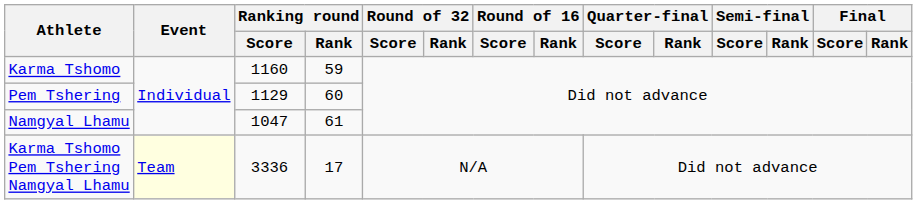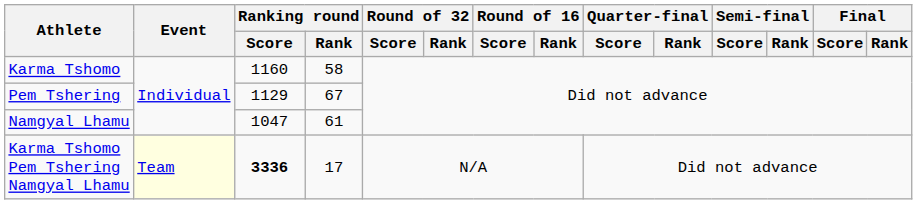(334, 70) 59 -> (334, 70) 58
(334, 96) 60 -> (334, 96) 67
(270, 167) normal -> (270, 167) bold
